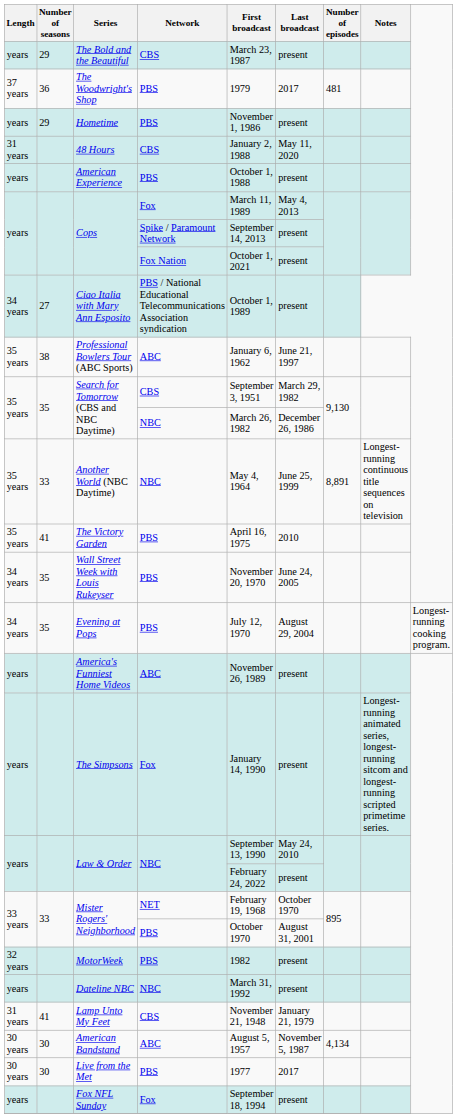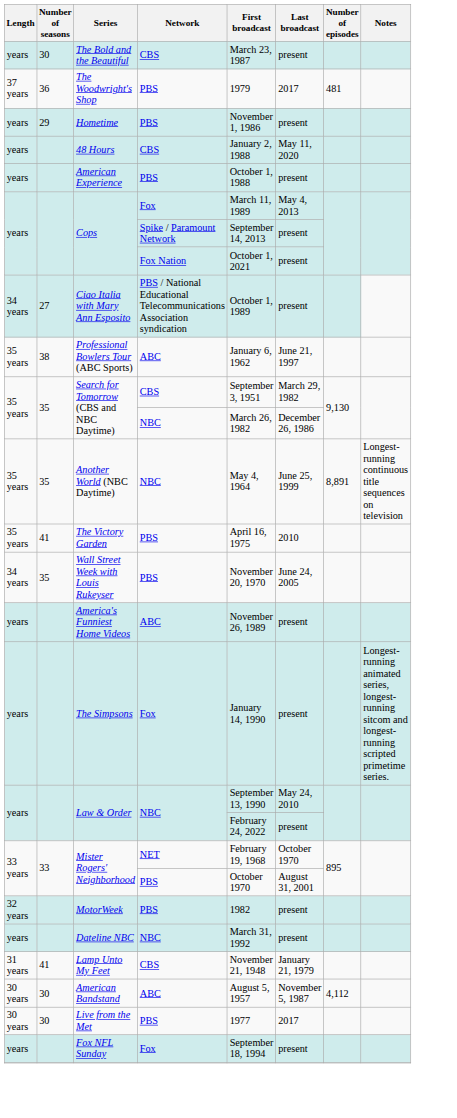(44, 55) 29 -> (44, 55) 30
(17, 150) 31 years -> (17, 150) years
(44, 481) 33 -> (44, 481) 35
- row: (98, 628)
(338, 1044) 4,134 -> (337, 993) 4,112
